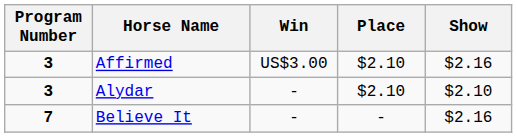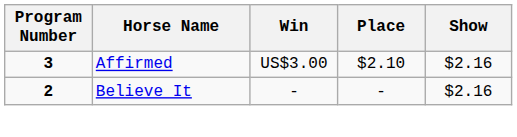- row: (125, 91)
(48, 118) 7 -> (48, 91) 2
